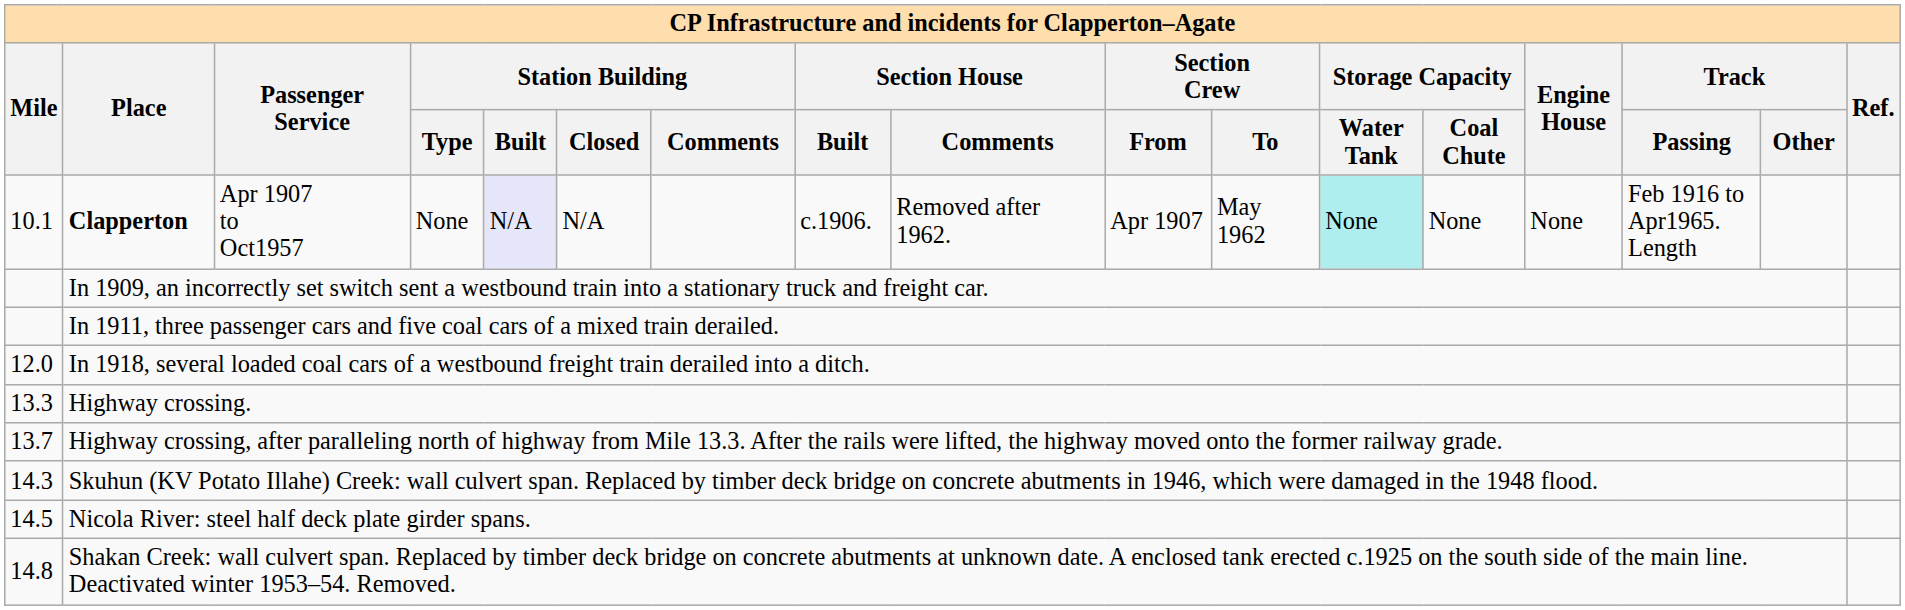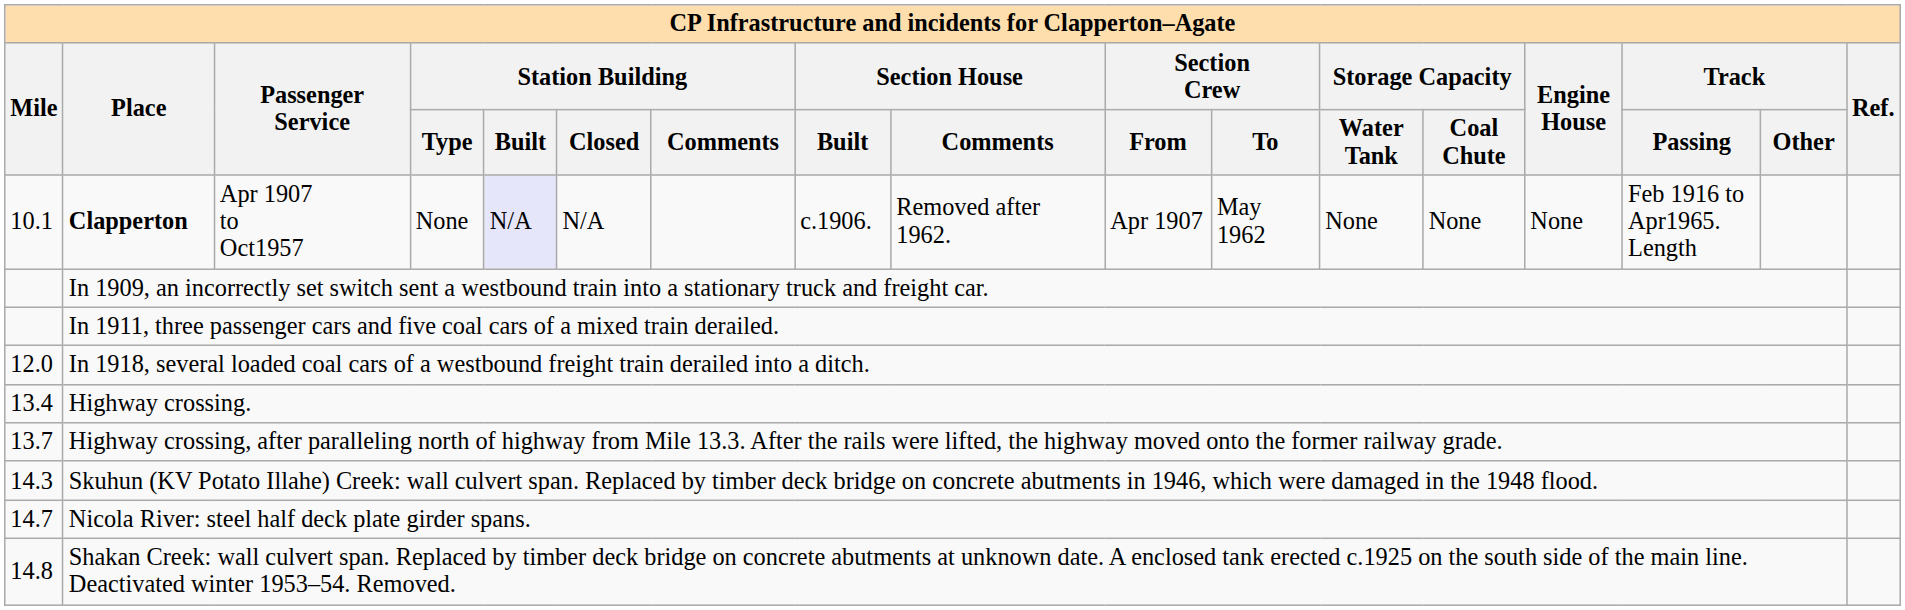(1352, 221) paleturquoise background -> (1352, 221) no background
(32, 403) 13.3 -> (32, 403) 13.4
(32, 518) 14.5 -> (32, 518) 14.7
